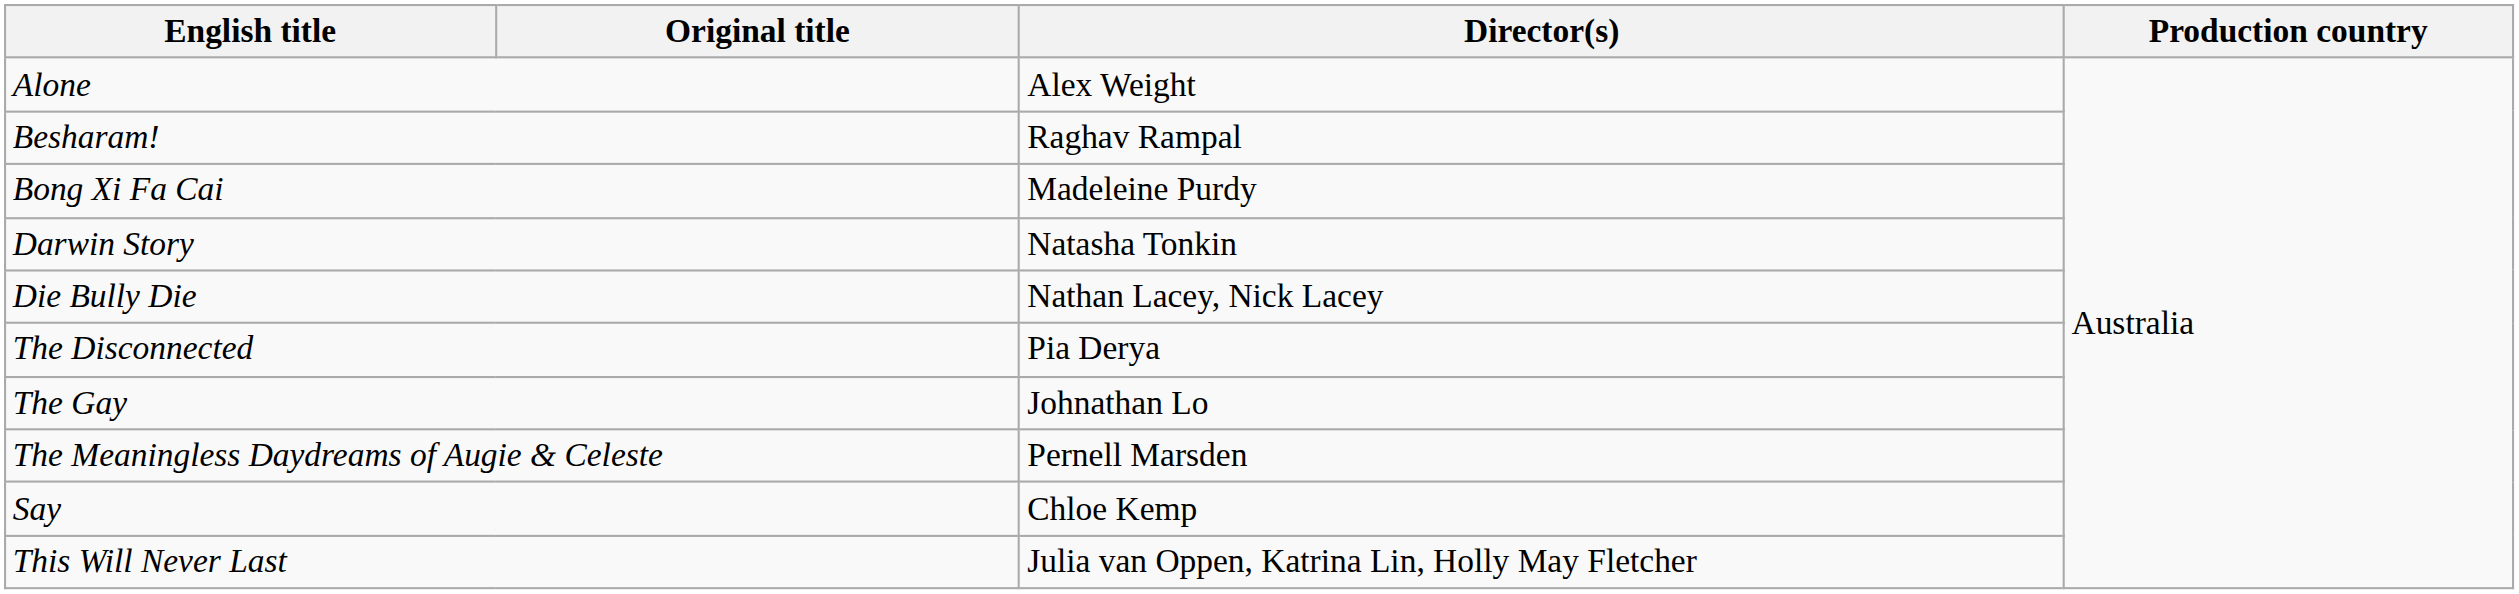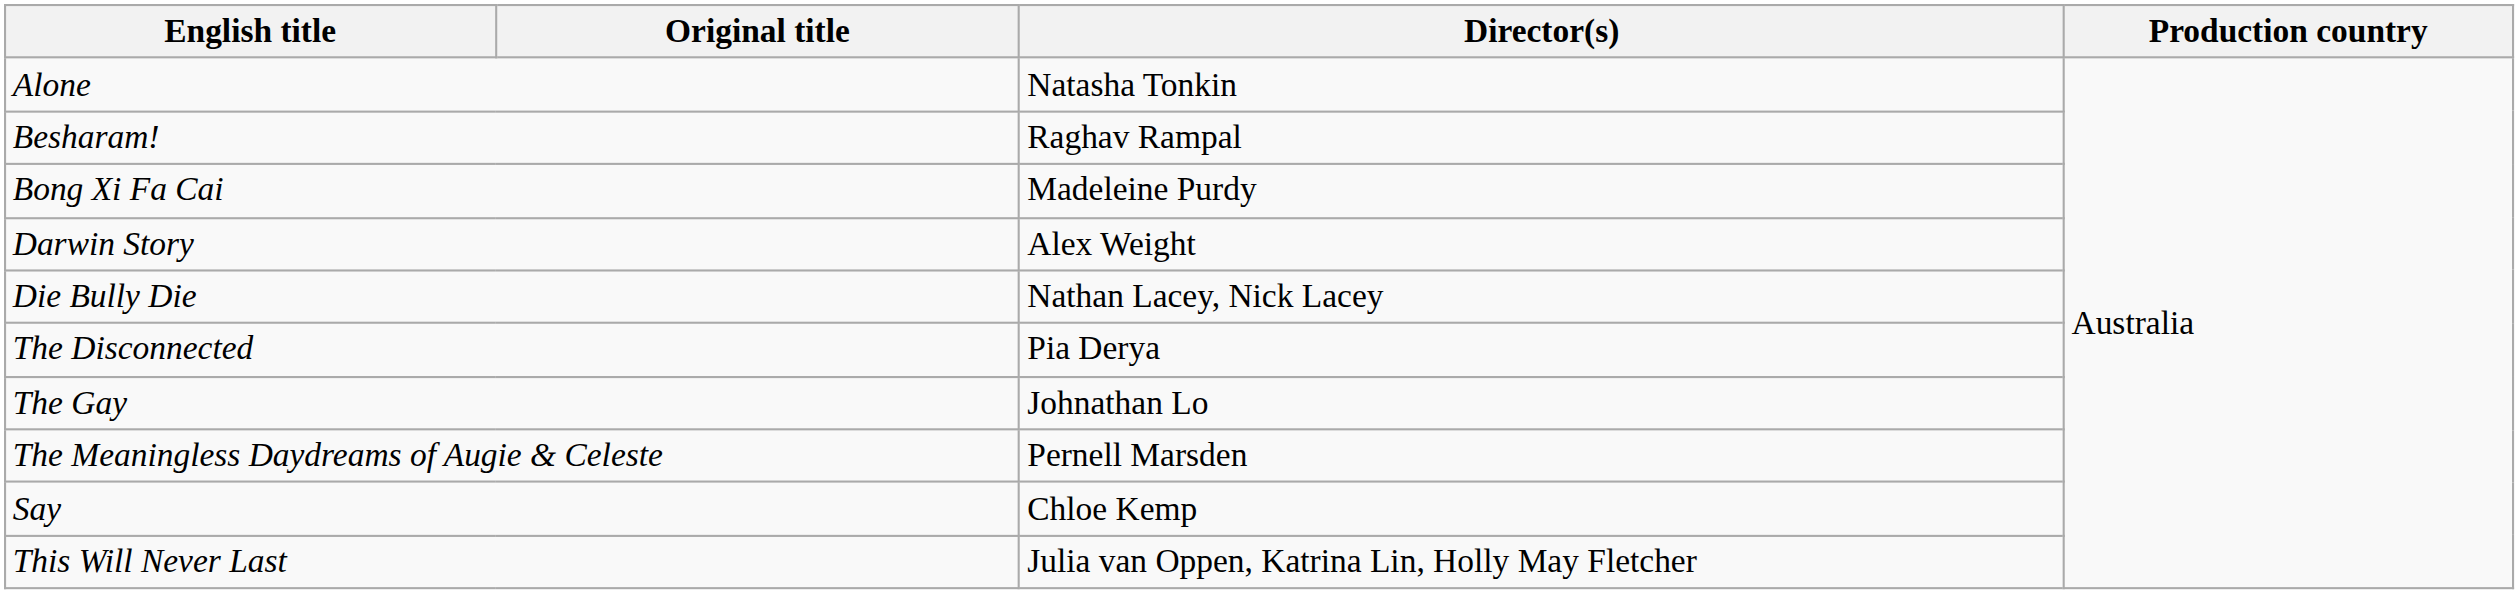(1112, 84) Alex Weight -> (1132, 84) Natasha Tonkin
(1132, 243) Natasha Tonkin -> (1112, 243) Alex Weight
